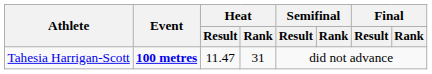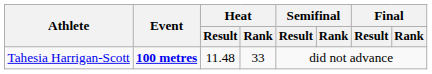(220, 58) 11.47 -> (220, 58) 11.48
(258, 58) 31 -> (258, 58) 33
